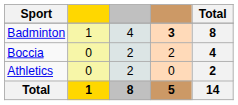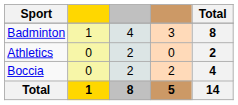(171, 33) bold -> (171, 33) normal
rows swapped: (25, 52) <-> (30, 71)
